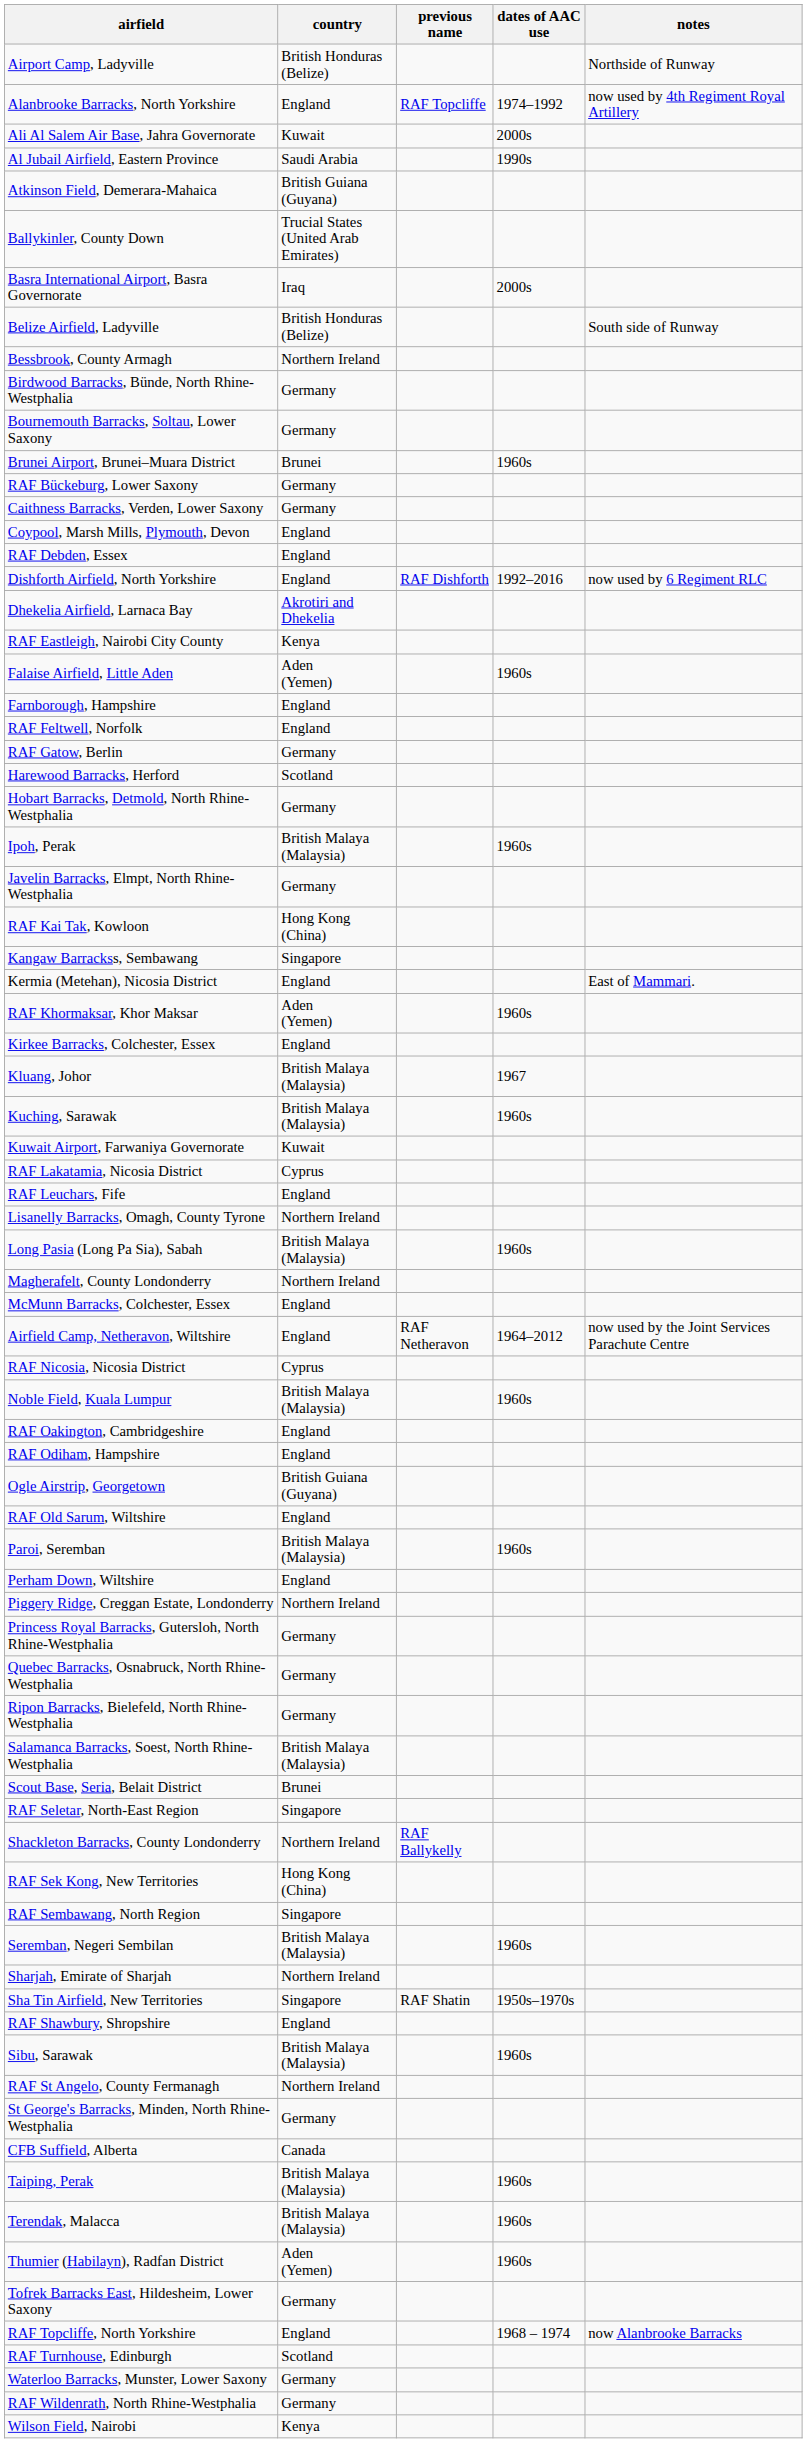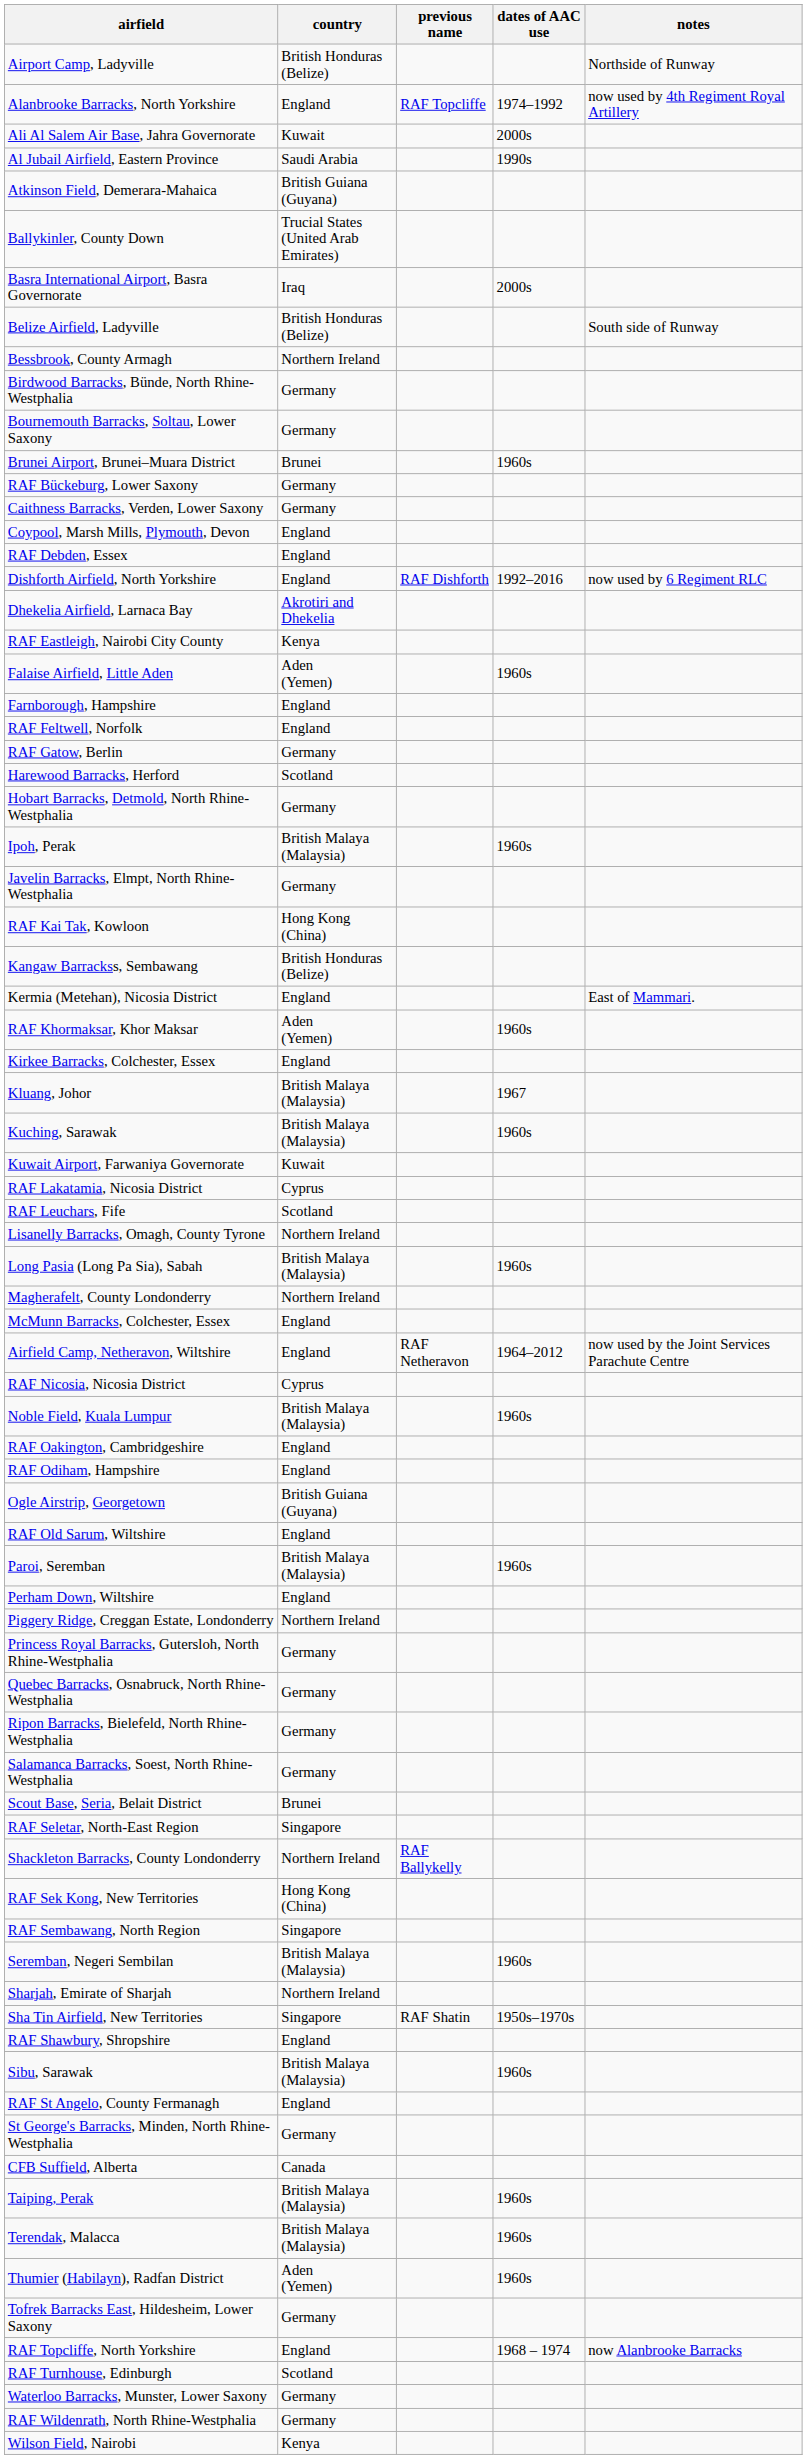(311, 958) Singapore -> (332, 966) British Honduras (Belize)
(306, 1194) England -> (307, 1211) Scotland
(325, 1755) British Malaya (Malaysia) -> (309, 1772) Germany
(331, 2086) Northern Ireland -> (306, 2103) England
